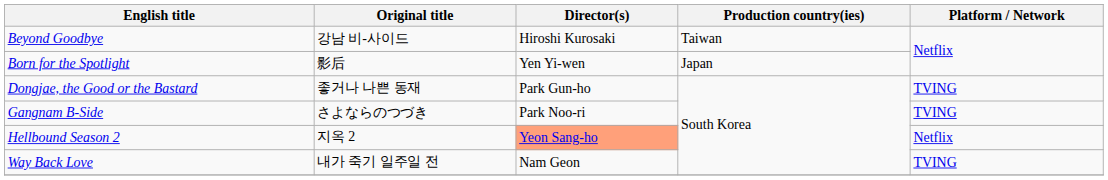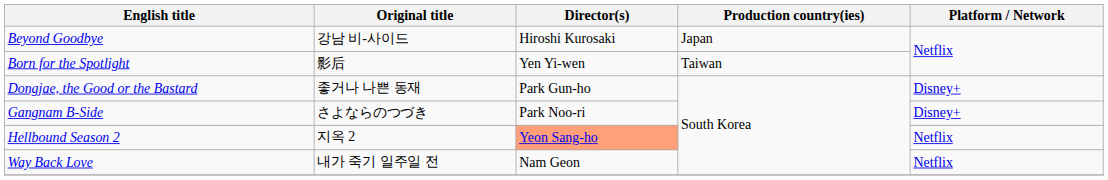(702, 38) Taiwan -> (697, 38) Japan
(697, 63) Japan -> (702, 63) Taiwan
(935, 88) TVING -> (937, 88) Disney+
(935, 112) TVING -> (937, 112) Disney+
(935, 162) TVING -> (933, 162) Netflix
